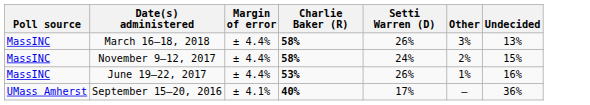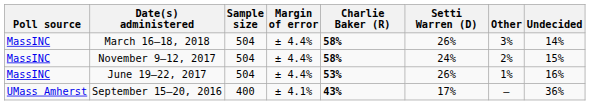+ column: (245, 19)
(513, 41) 13% -> (555, 41) 14%
(290, 92) 40% -> (332, 92) 43%
